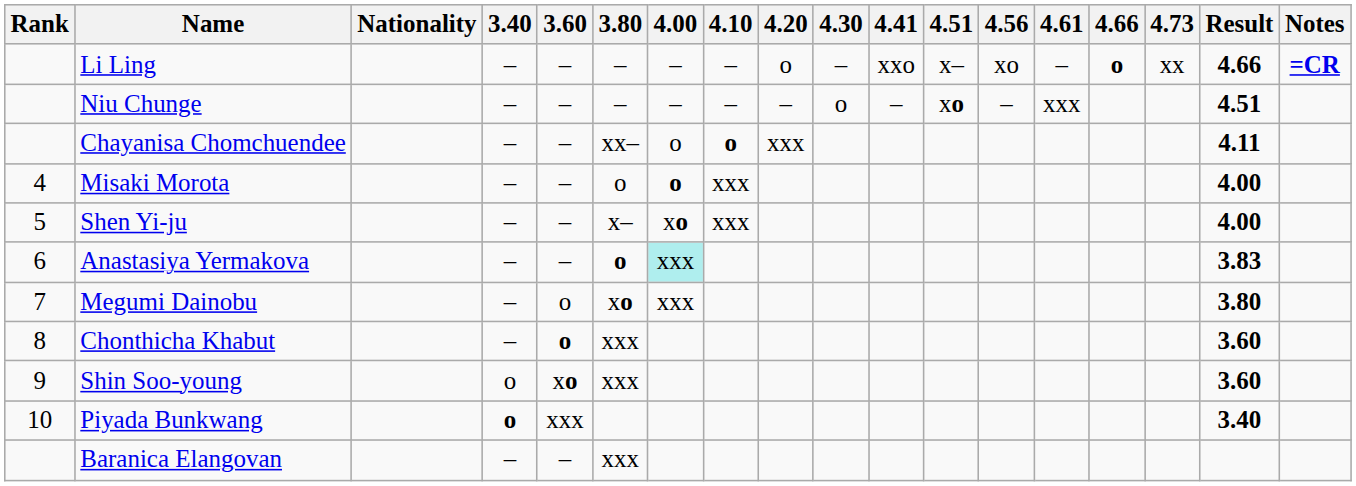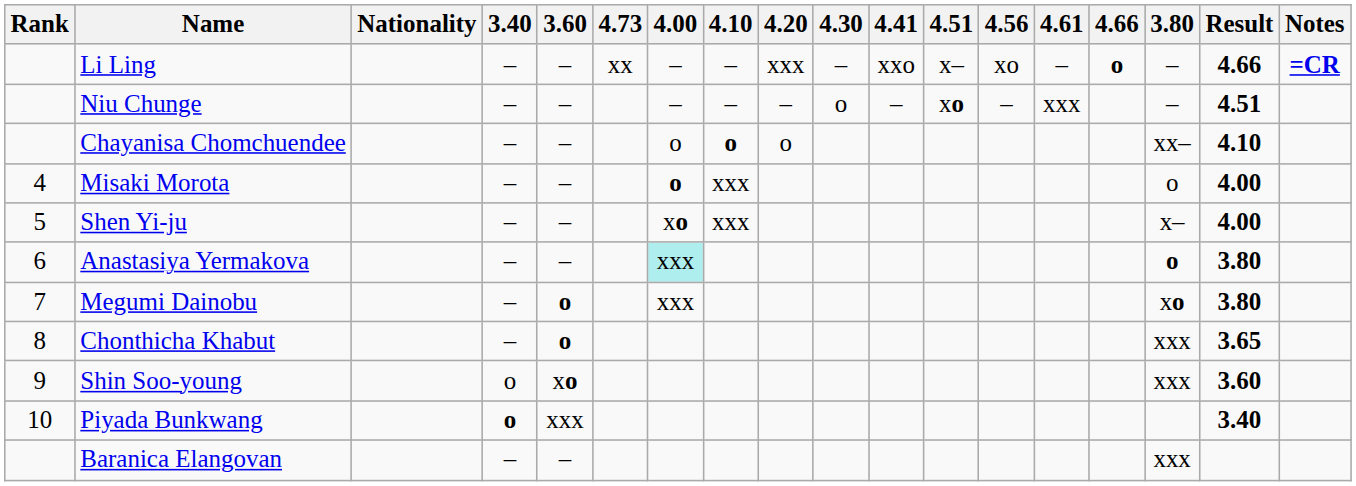columns swapped: (620, 24) <-> (1172, 24)
(786, 63) o -> (786, 63) xxx
(786, 143) xxx -> (786, 143) o
(1239, 143) 4.11 -> (1239, 143) 4.10
(1239, 261) 3.83 -> (1239, 261) 3.80
(565, 301) normal -> (565, 301) bold
(1239, 340) 3.60 -> (1239, 340) 3.65
